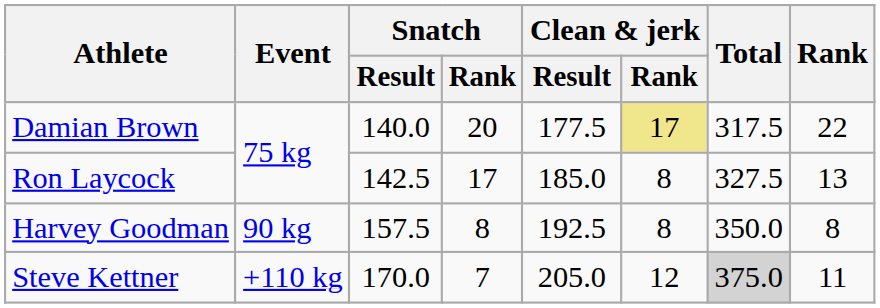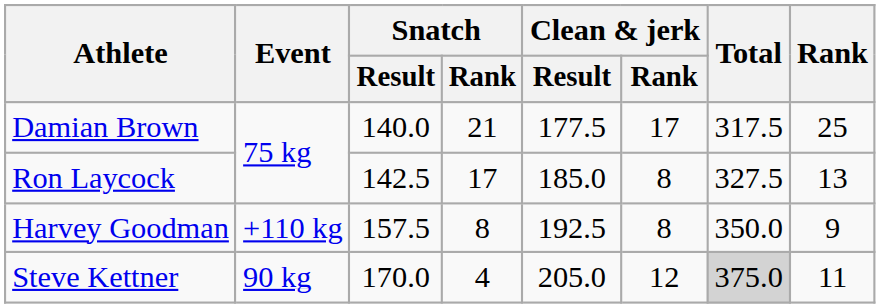(482, 127) 20 -> (482, 127) 21
(664, 127) khaki background -> (664, 127) no background
(833, 127) 22 -> (833, 127) 25
(277, 227) 90 kg -> (293, 227) +110 kg
(833, 227) 8 -> (833, 227) 9
(293, 277) +110 kg -> (277, 277) 90 kg
(482, 277) 7 -> (482, 277) 4
